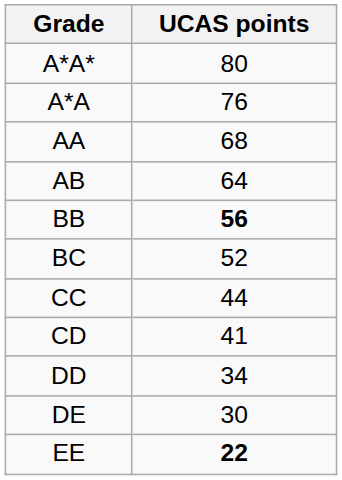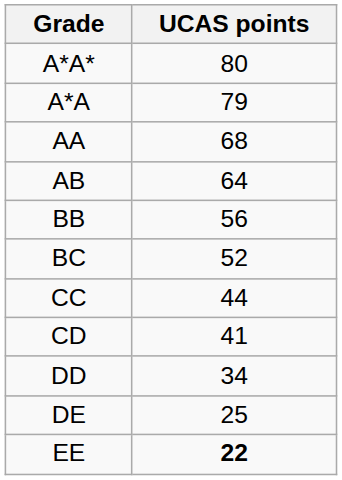(234, 102) 76 -> (234, 102) 79
(234, 219) bold -> (234, 219) normal
(234, 414) 30 -> (234, 414) 25
